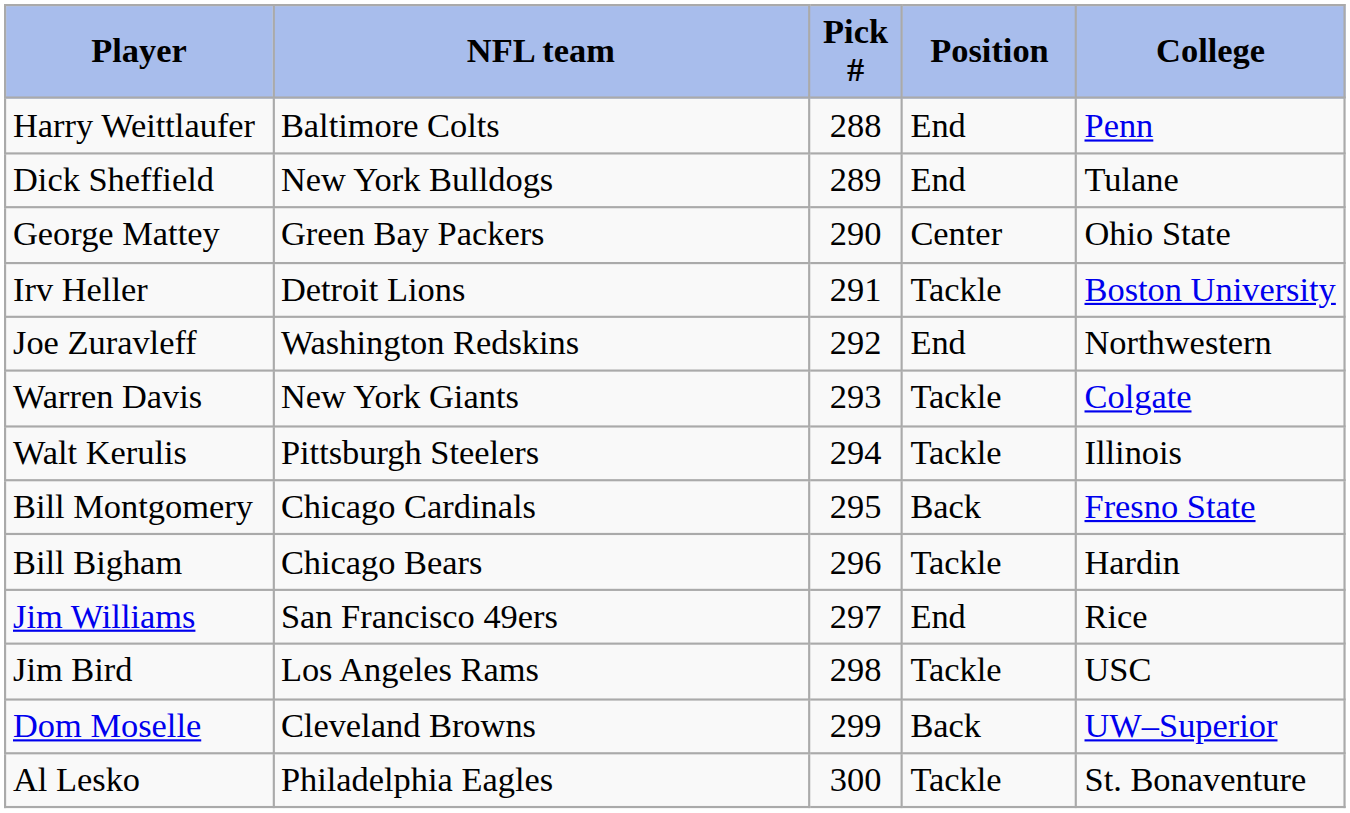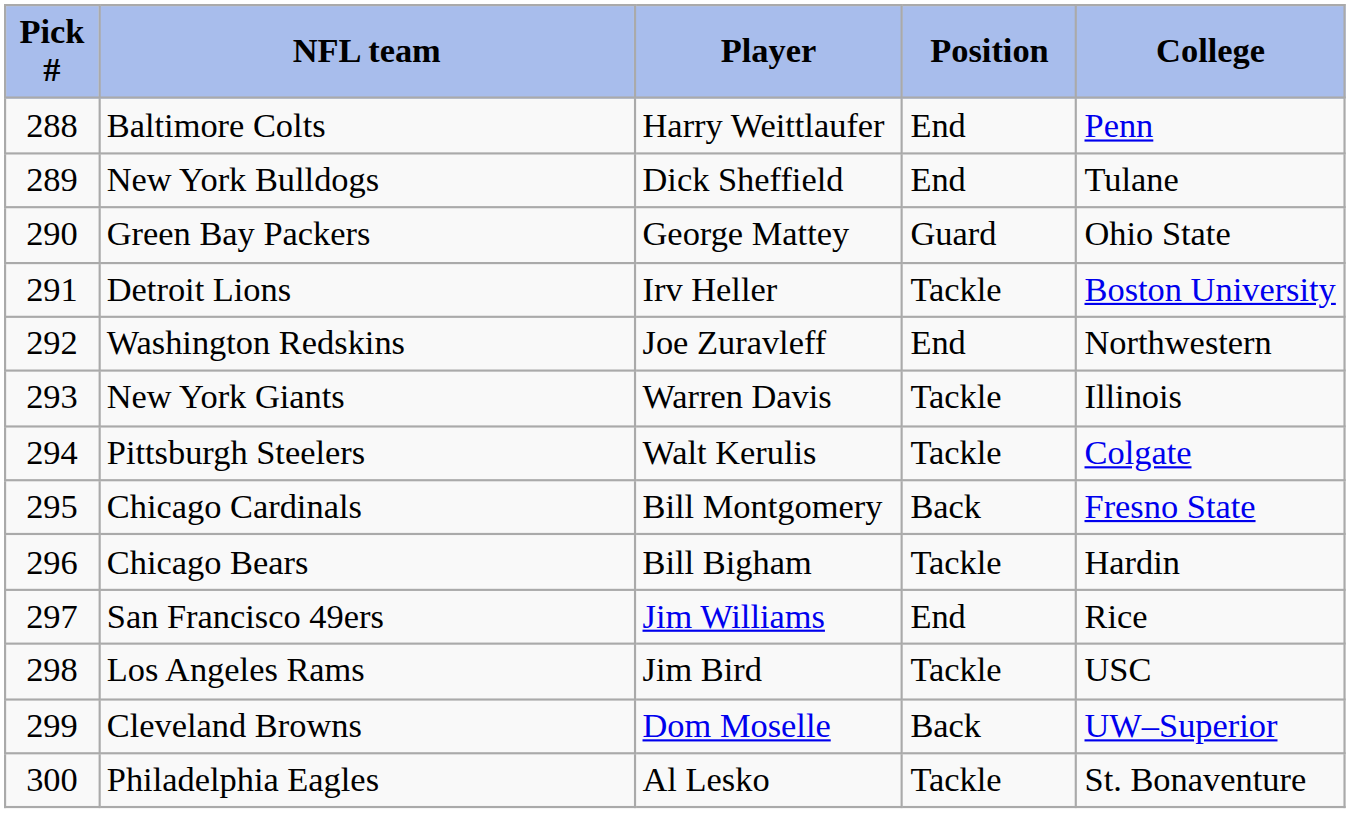columns swapped: (856, 51) <-> (139, 51)
(956, 234) Center -> (953, 234) Guard
(1138, 397) Colgate -> (1133, 397) Illinois
(1133, 452) Illinois -> (1138, 452) Colgate
